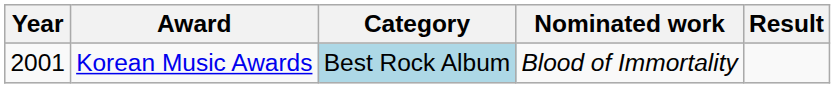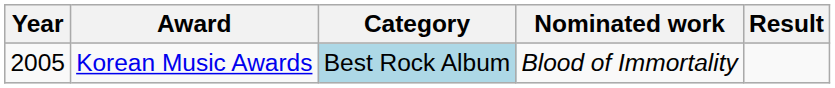(38, 62) 2001 -> (38, 62) 2005
